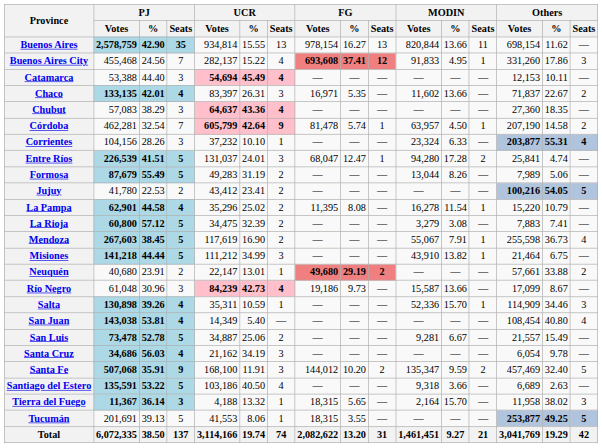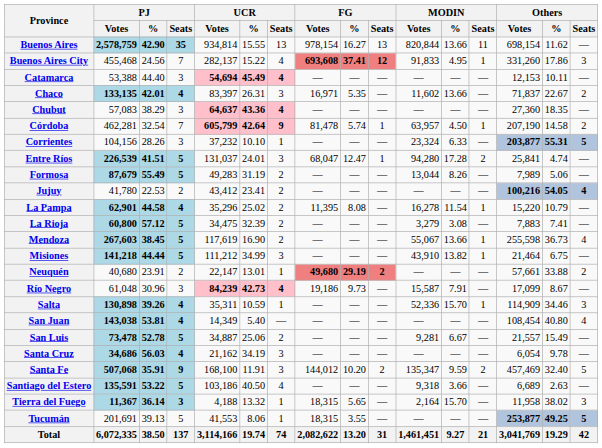(584, 142) 4 -> (584, 142) 5
(584, 191) 5 -> (584, 191) 4
(458, 239) 7.91 -> (455, 239) 13.66
(455, 288) 13.66 -> (458, 288) 7.91
